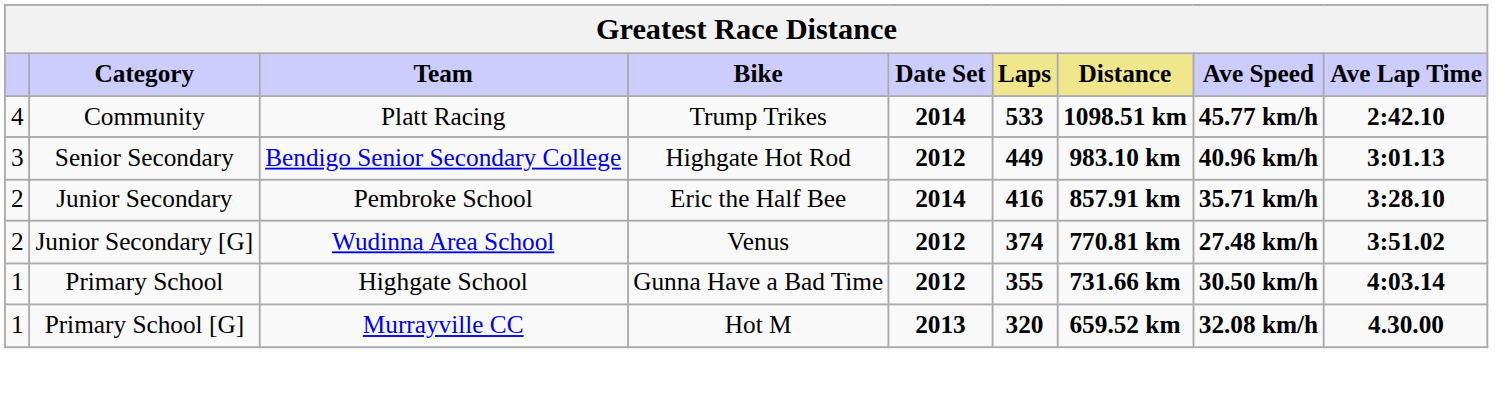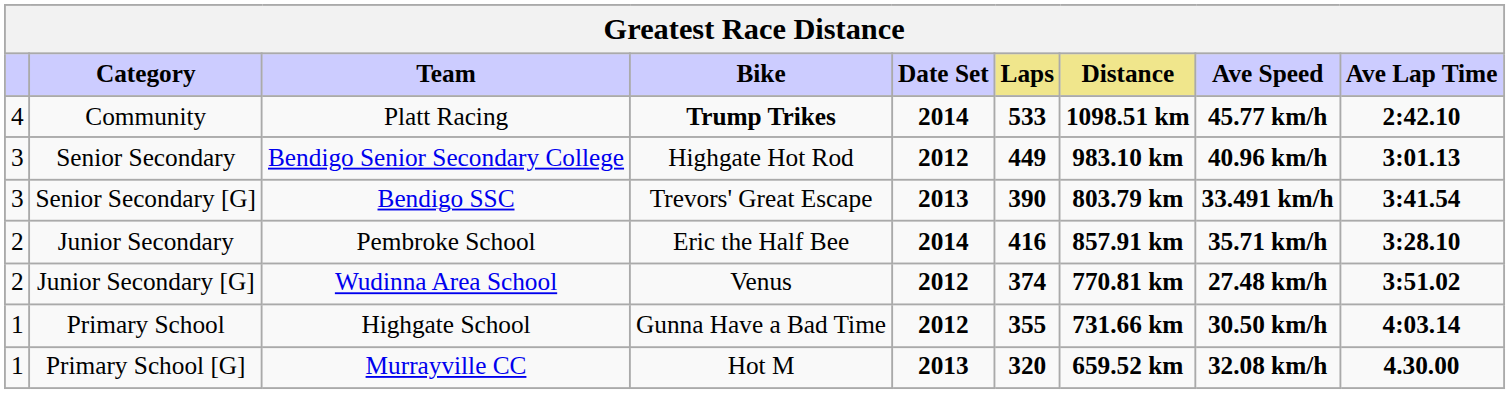(758, 115) normal -> (761, 115) bold
+ row: (146, 199)
